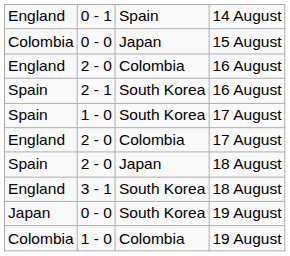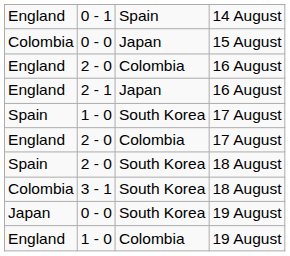(28, 90) Spain -> (37, 90) England
(162, 90) South Korea -> (140, 90) Japan
(140, 164) Japan -> (162, 164) South Korea
(37, 189) England -> (41, 189) Colombia
(41, 238) Colombia -> (37, 238) England
